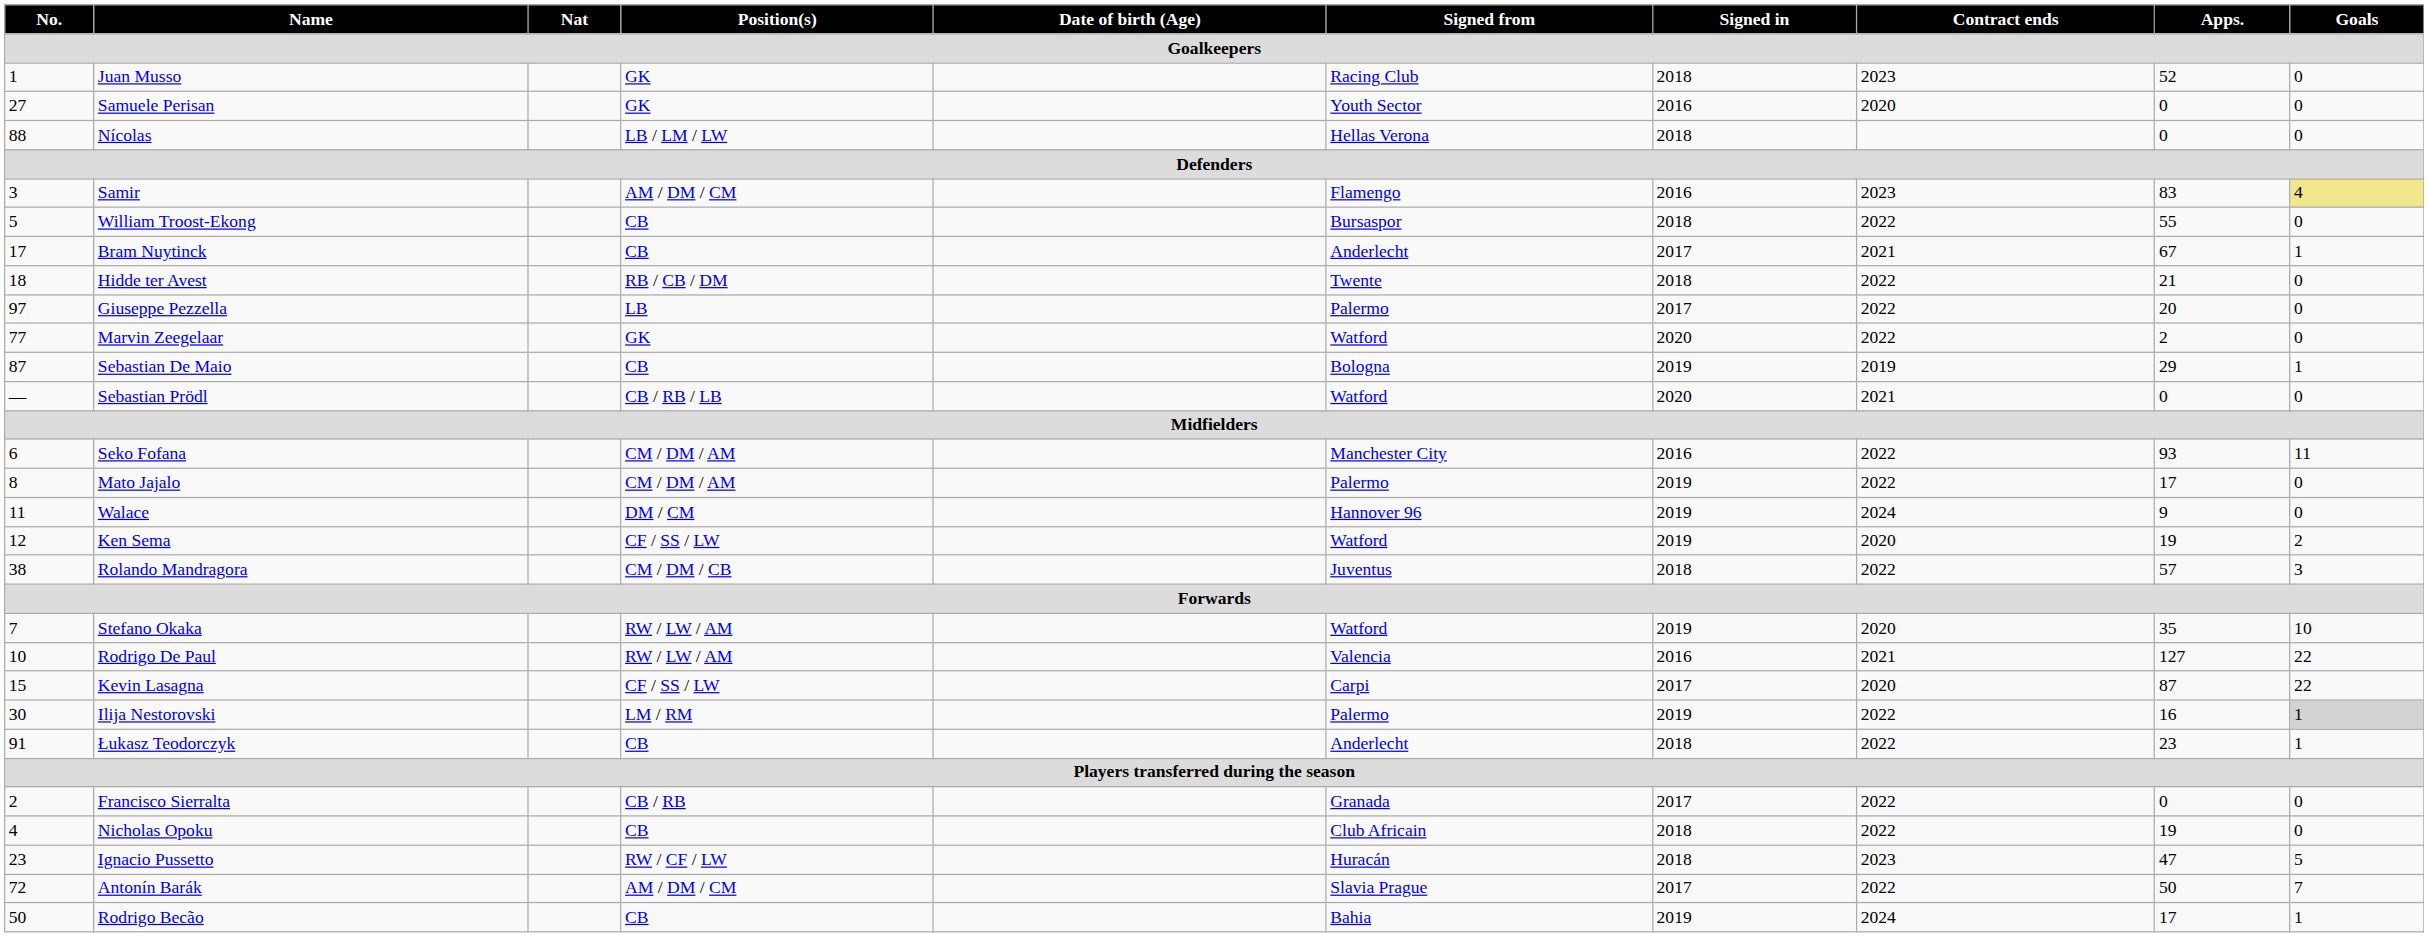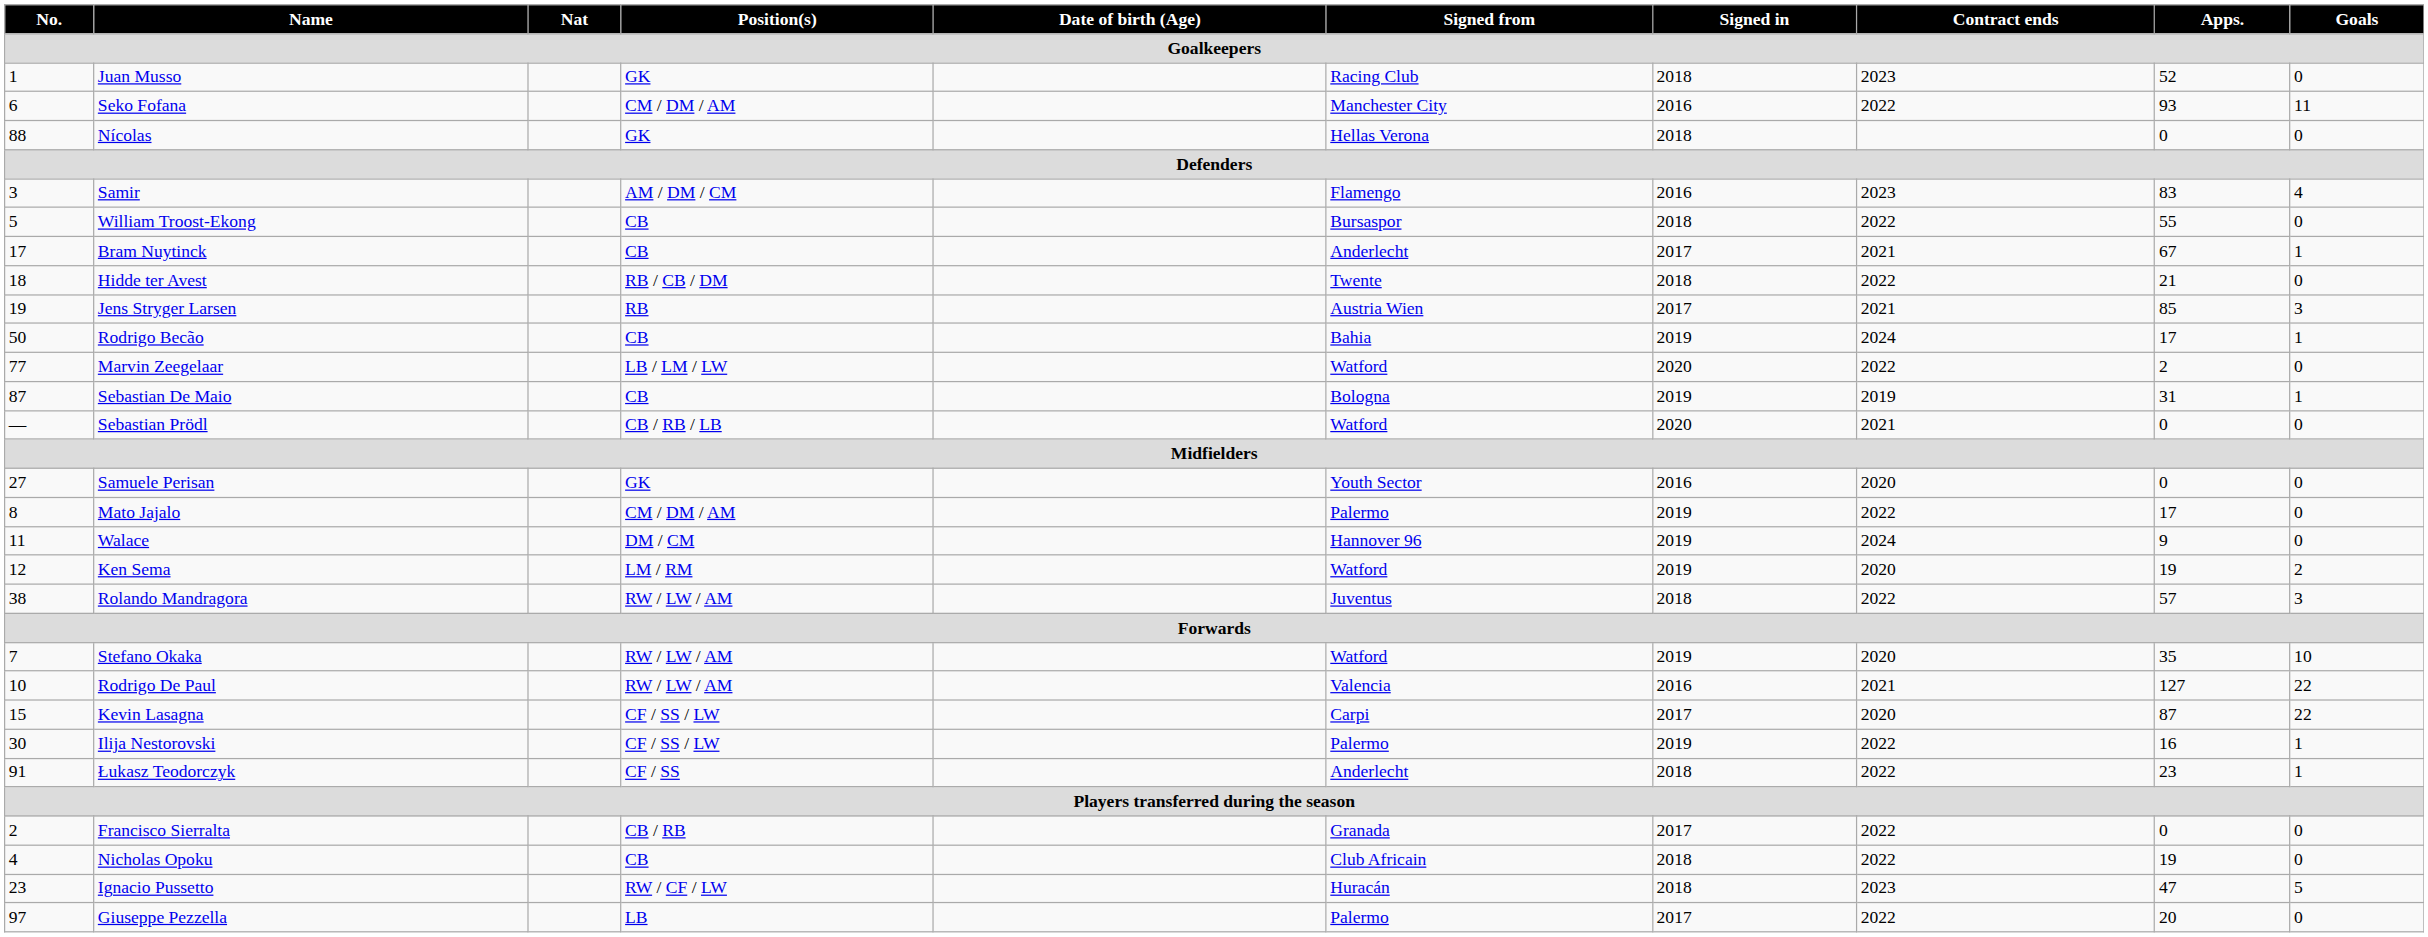rows swapped: (156, 106) <-> (142, 454)
(676, 135) LB / LM / LW -> (638, 135) GK
(2299, 193) khaki background -> (2299, 193) no background
+ row: (167, 309)
rows swapped: (151, 917) <-> (162, 309)
(638, 338) GK -> (676, 367) LB / LM / LW
(2168, 367) 29 -> (2168, 396) 31
(672, 540) CF / SS / LW -> (659, 569) LM / RM
(678, 569) CM / DM / CB -> (679, 598) RW / LW / AM
(659, 714) LM / RM -> (672, 743) CF / SS / LW
(2299, 714) lightgrey background -> (2299, 743) no background
(637, 743) CB -> (652, 772) CF / SS
- row: (150, 888)
